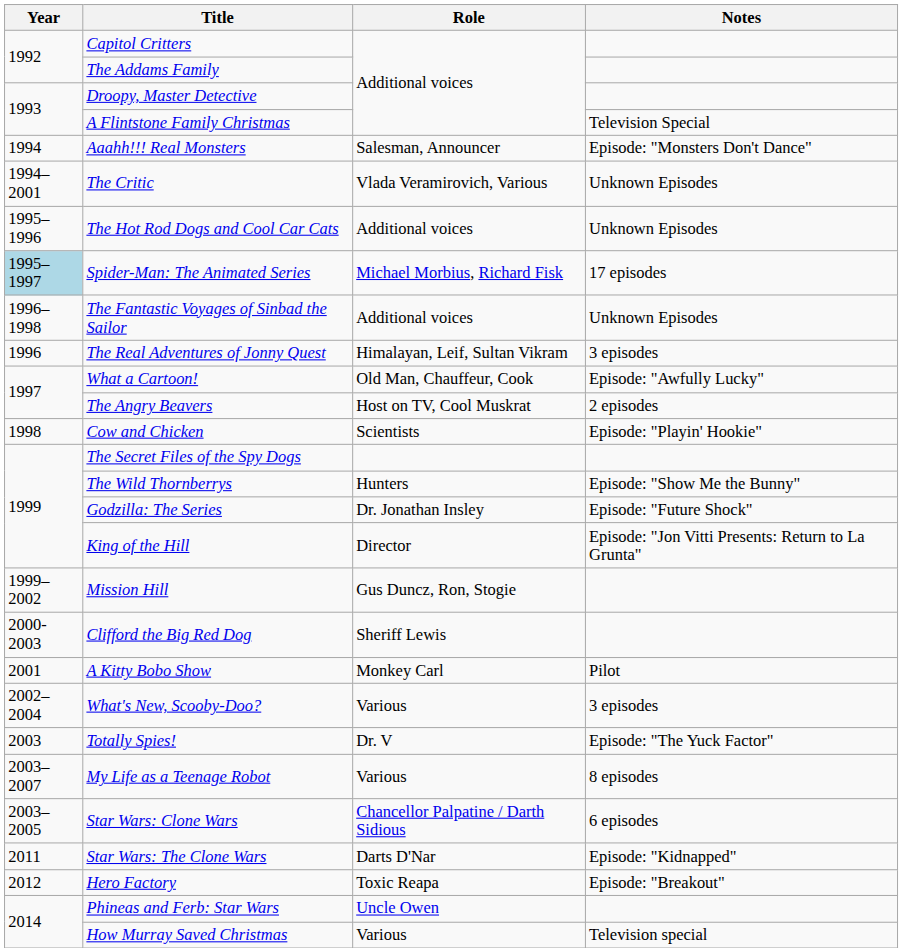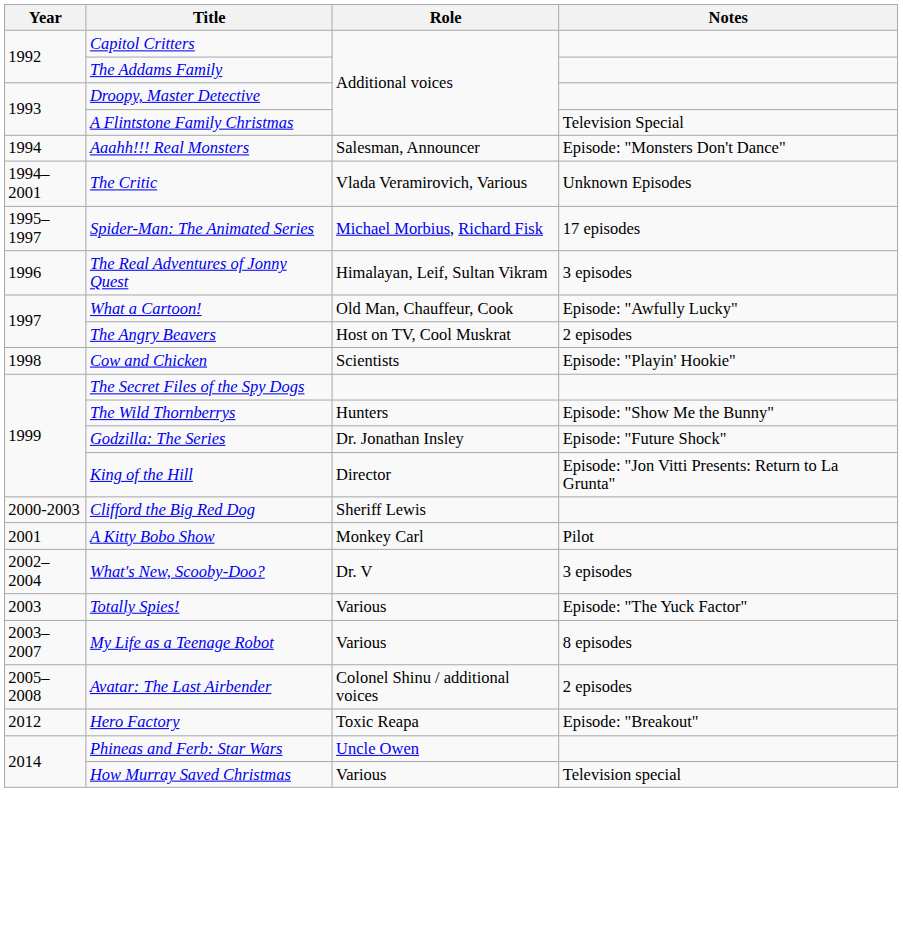- row: (213, 228)
(29, 273) lightblue background -> (29, 228) no background
- row: (207, 317)
- row: (127, 589)
(381, 705) Various -> (354, 571) Dr. V
(374, 740) Dr. V -> (361, 606) Various
- row: (162, 820)
+ row: (181, 686)
- row: (176, 856)
